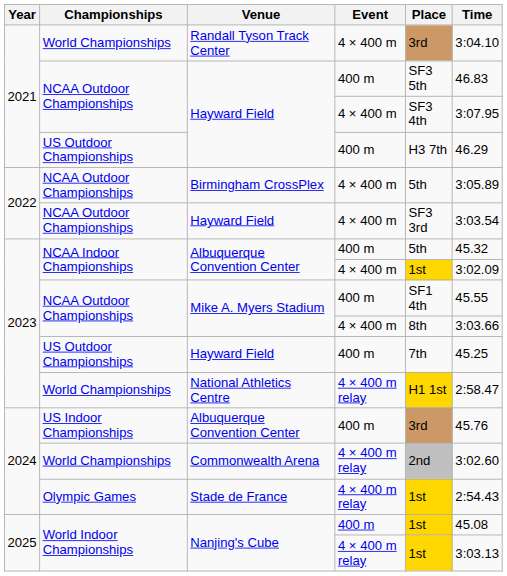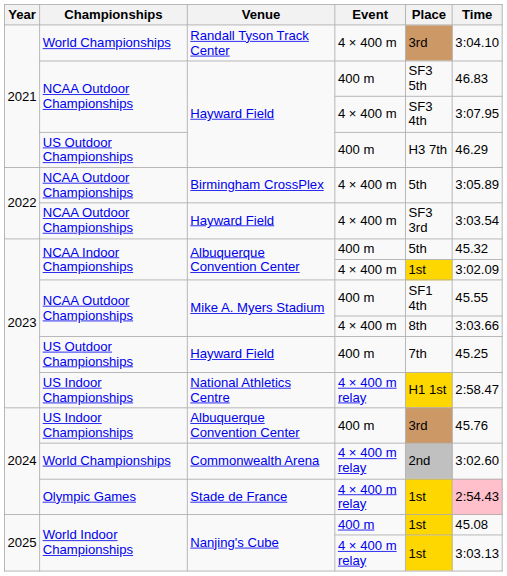(107, 390) World Championships -> (88, 390) US Indoor Championships
(477, 496) no background -> (477, 496) pink background
